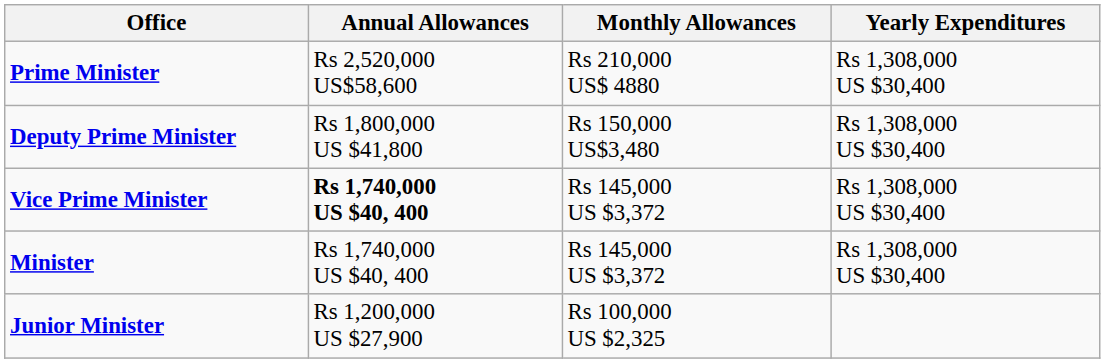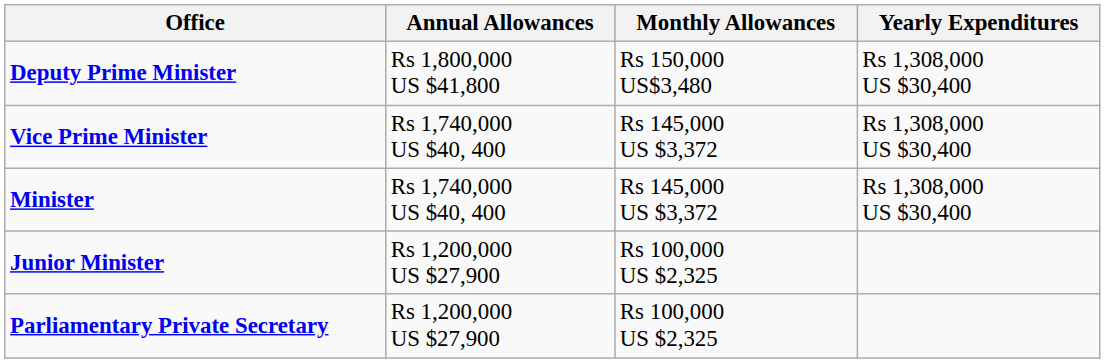- row: (85, 72)
(375, 198) bold -> (451, 135) normal
+ row: (169, 325)
